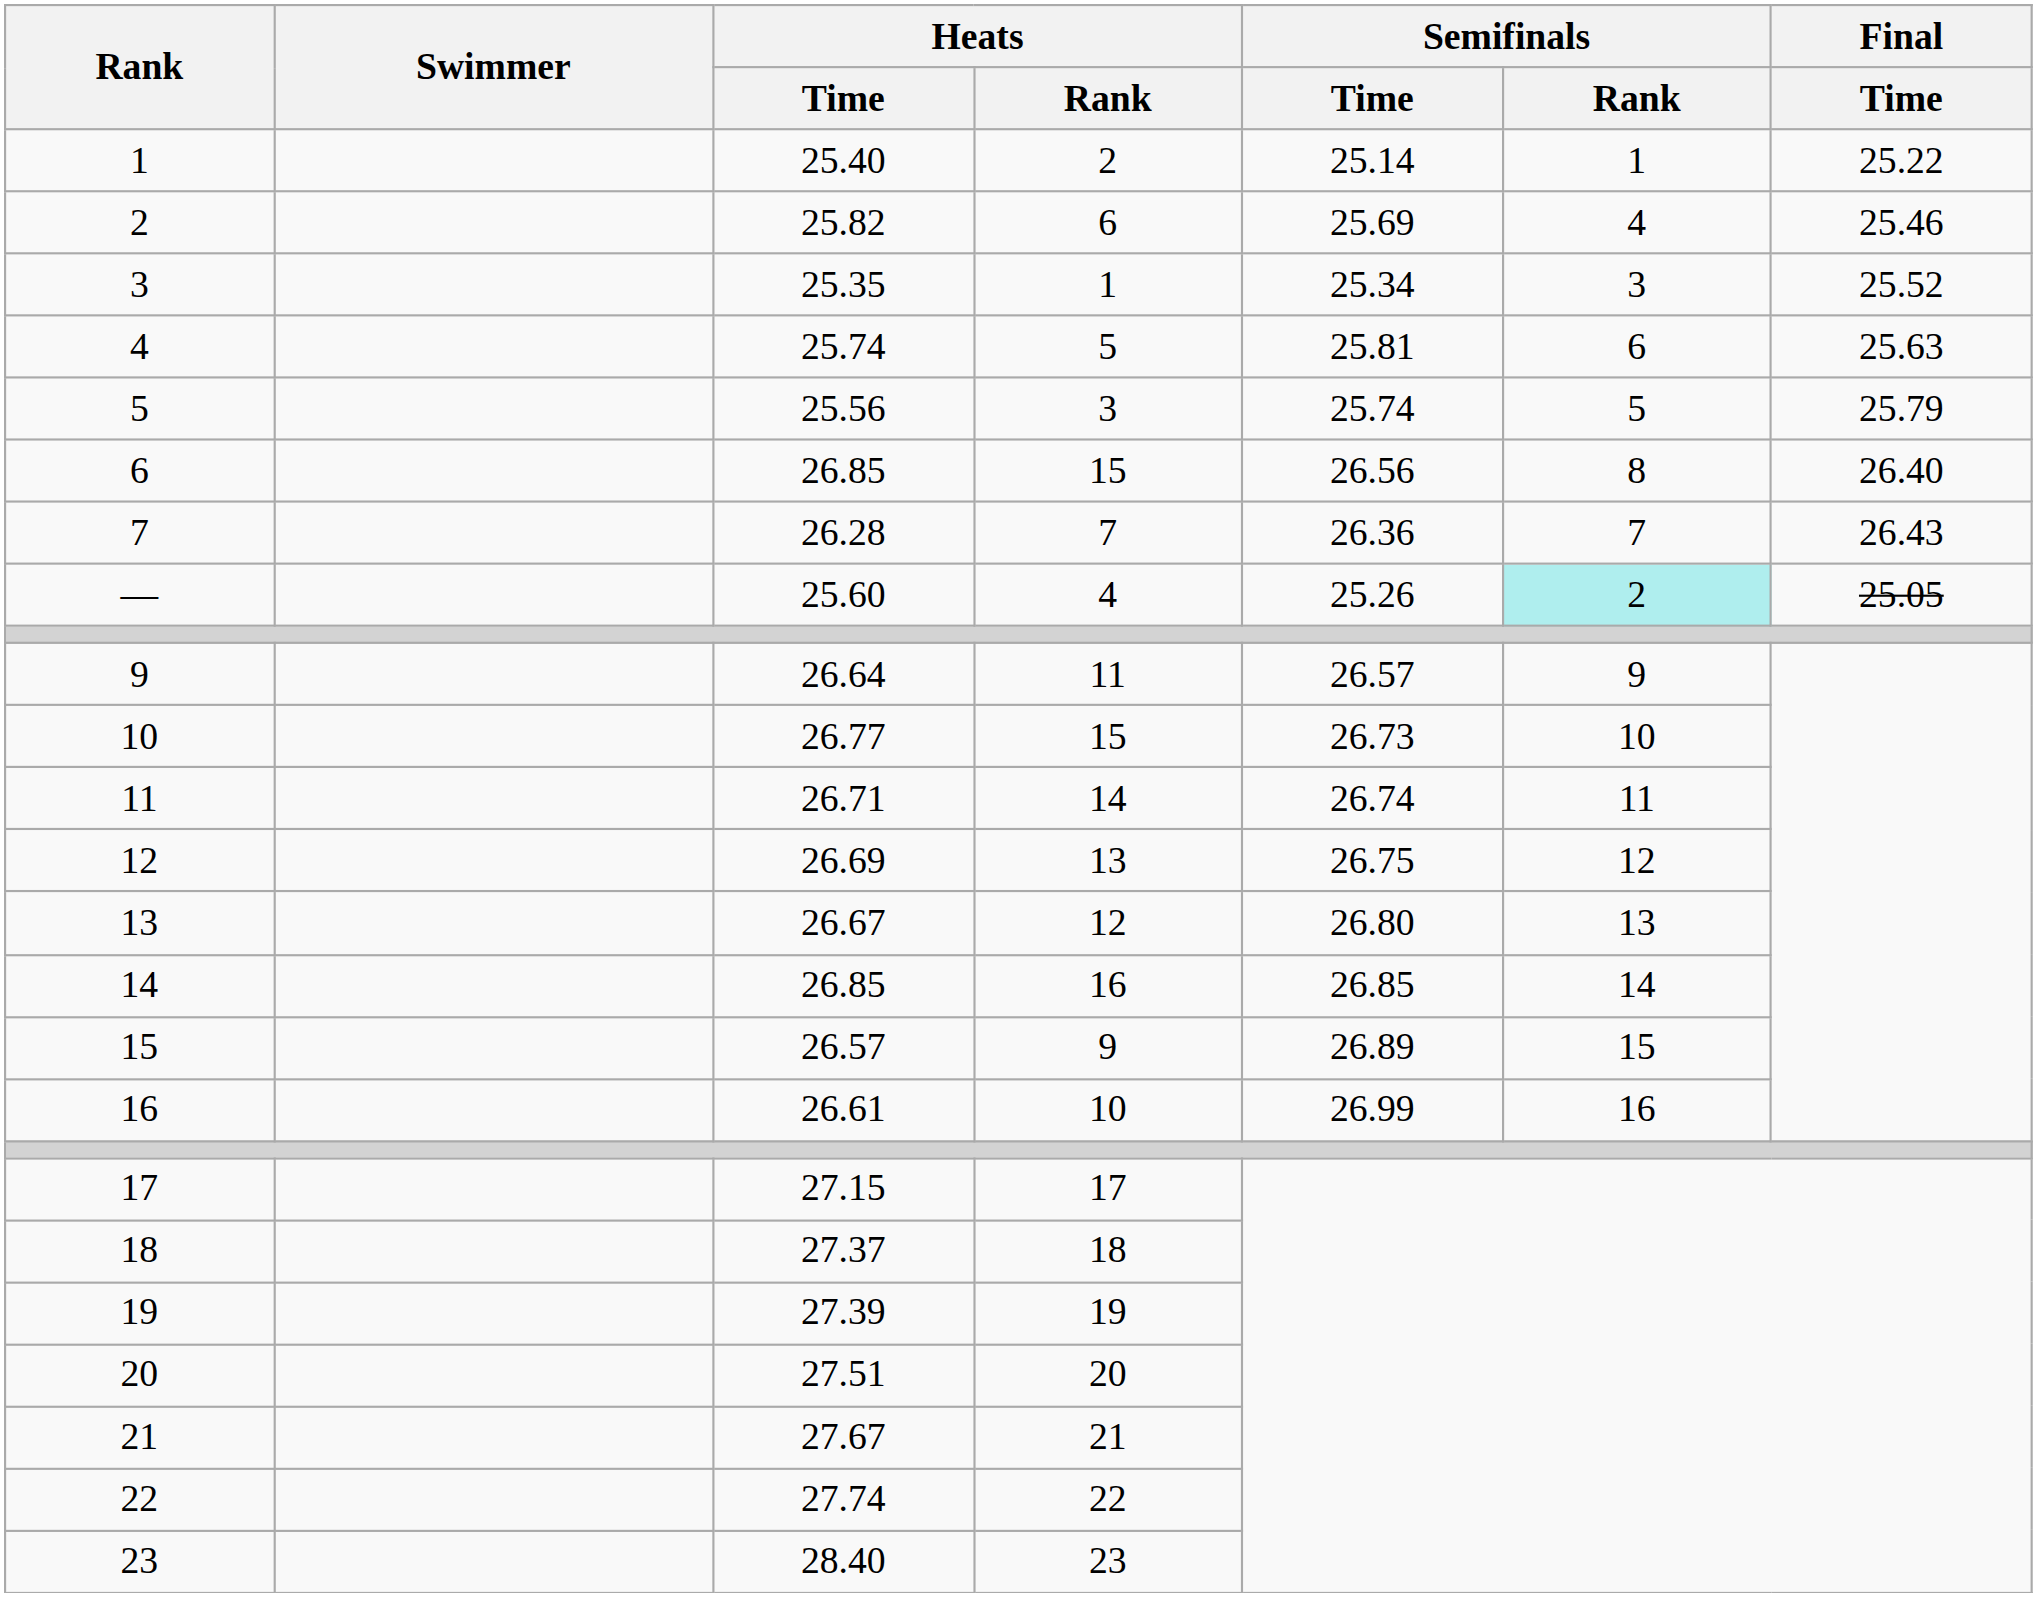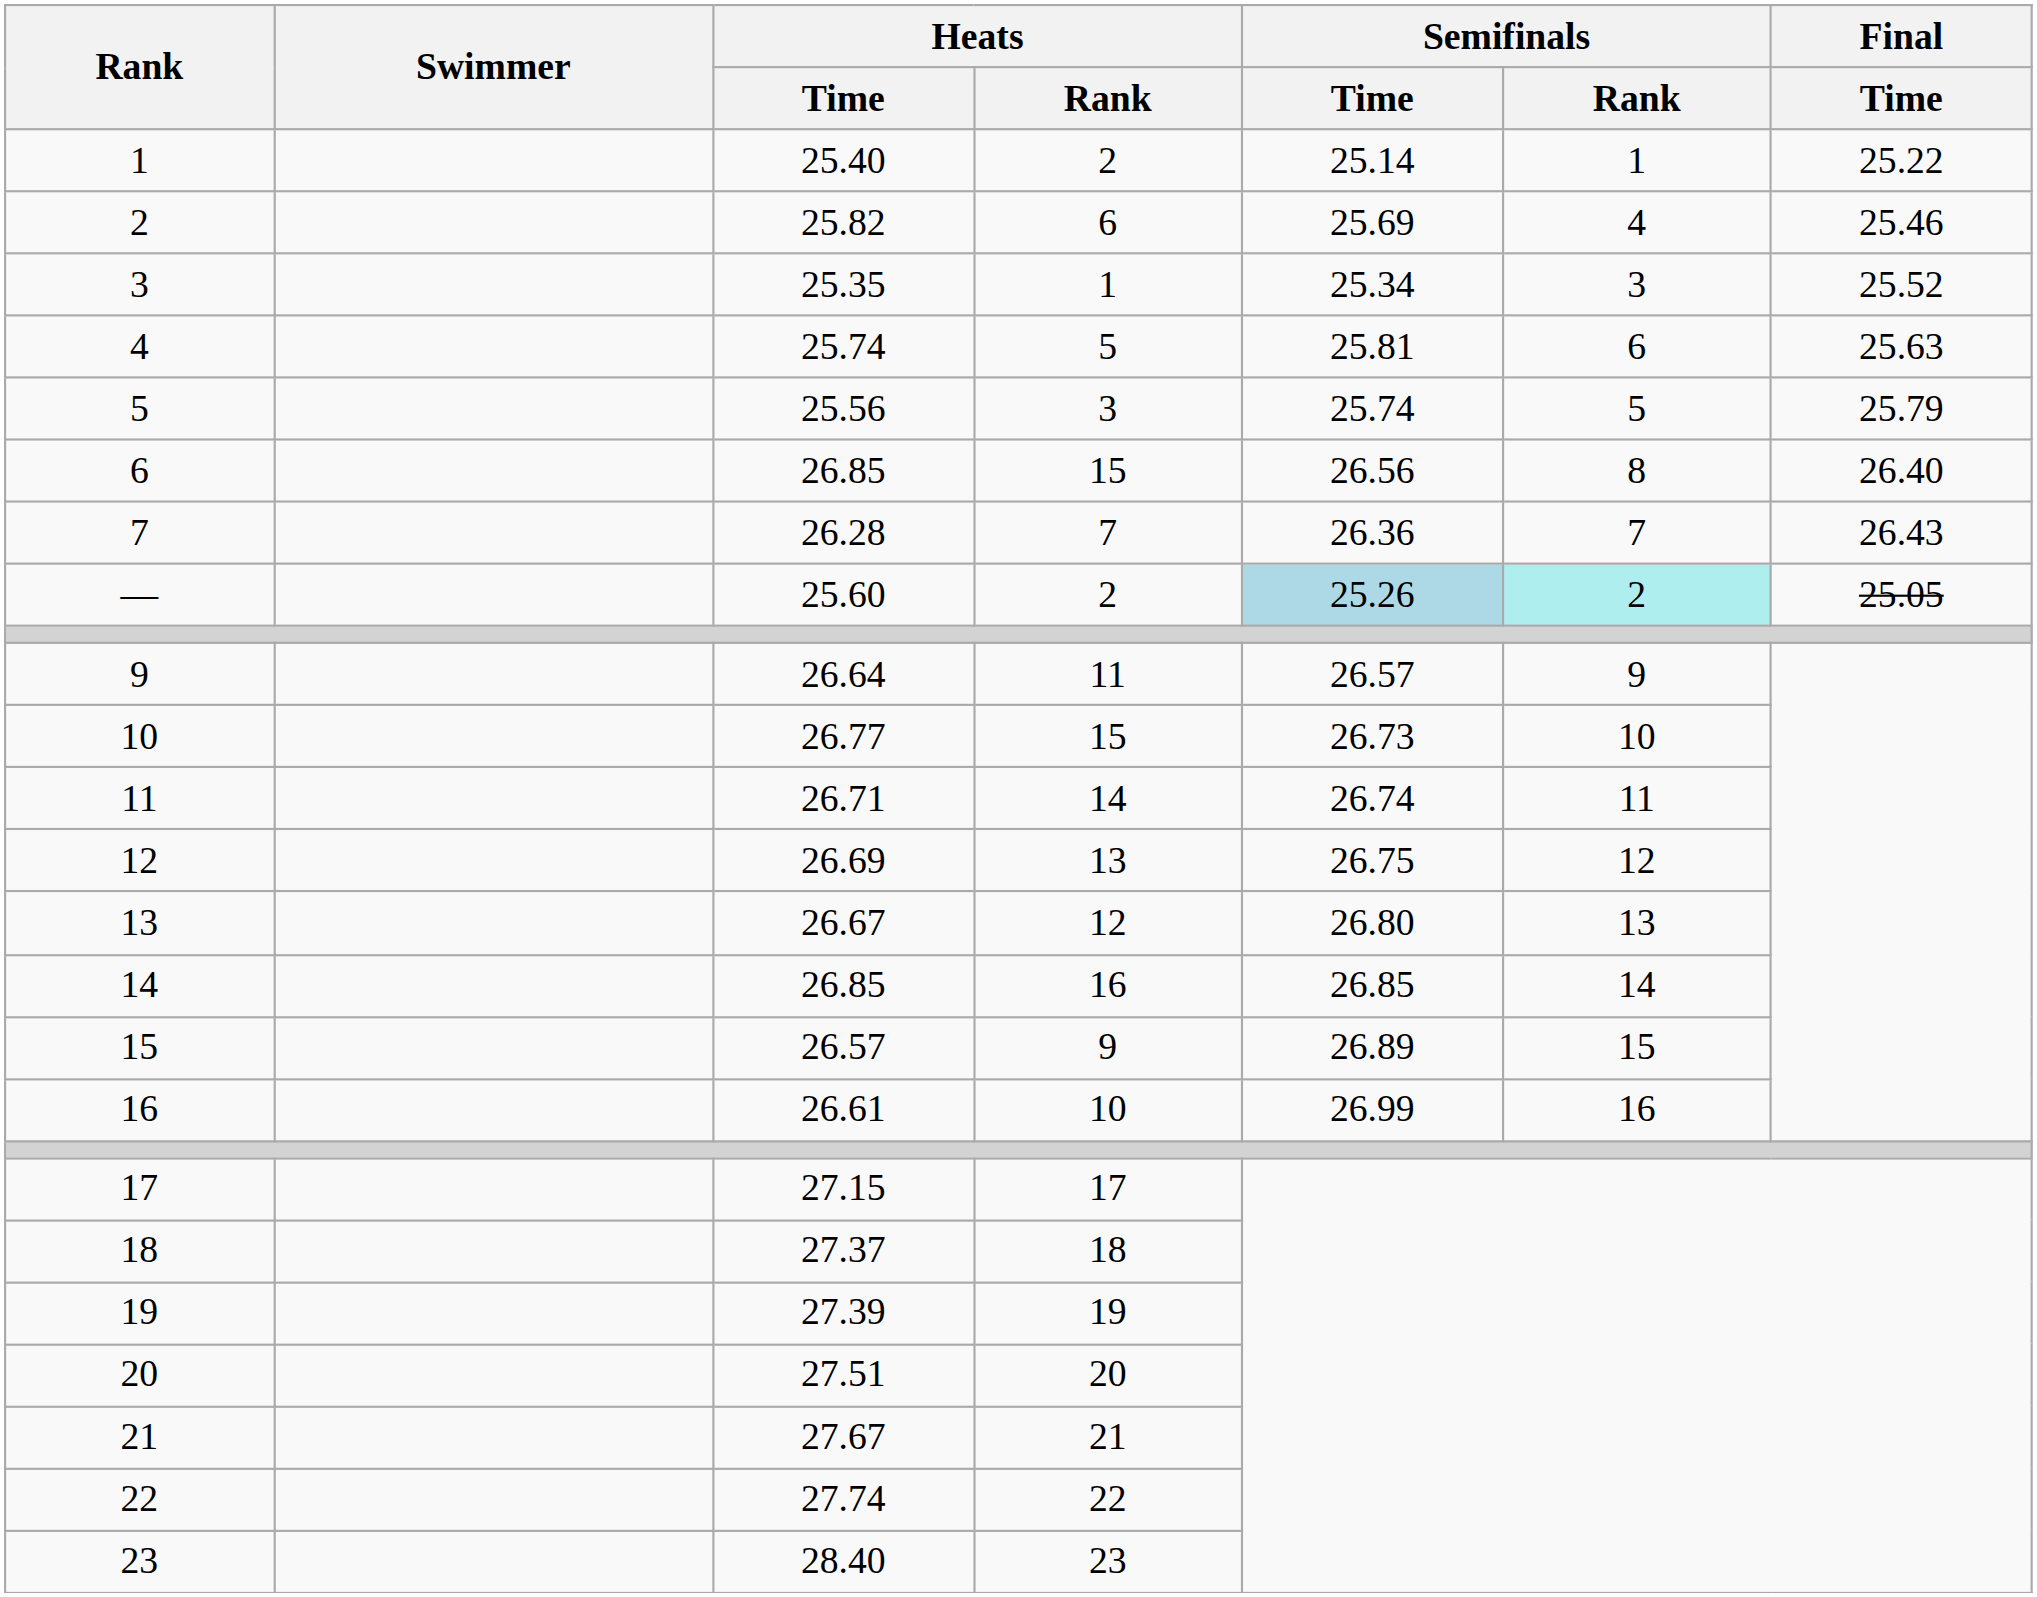(1108, 594) 4 -> (1108, 594) 2
(1372, 594) no background -> (1372, 594) lightblue background
